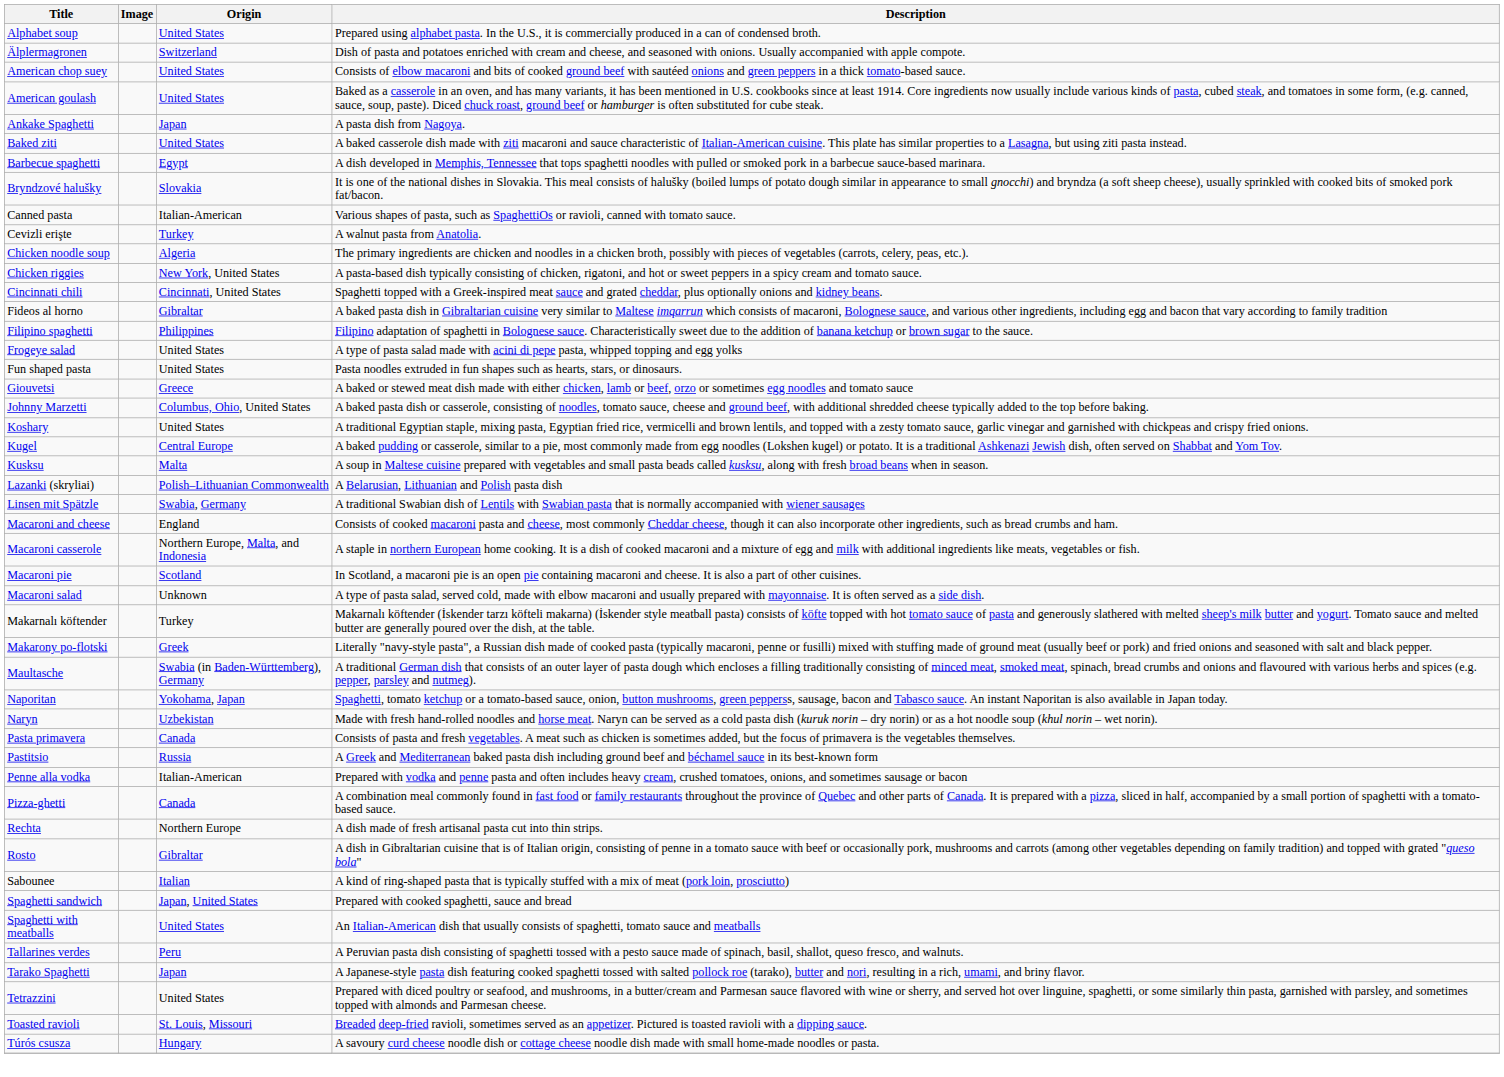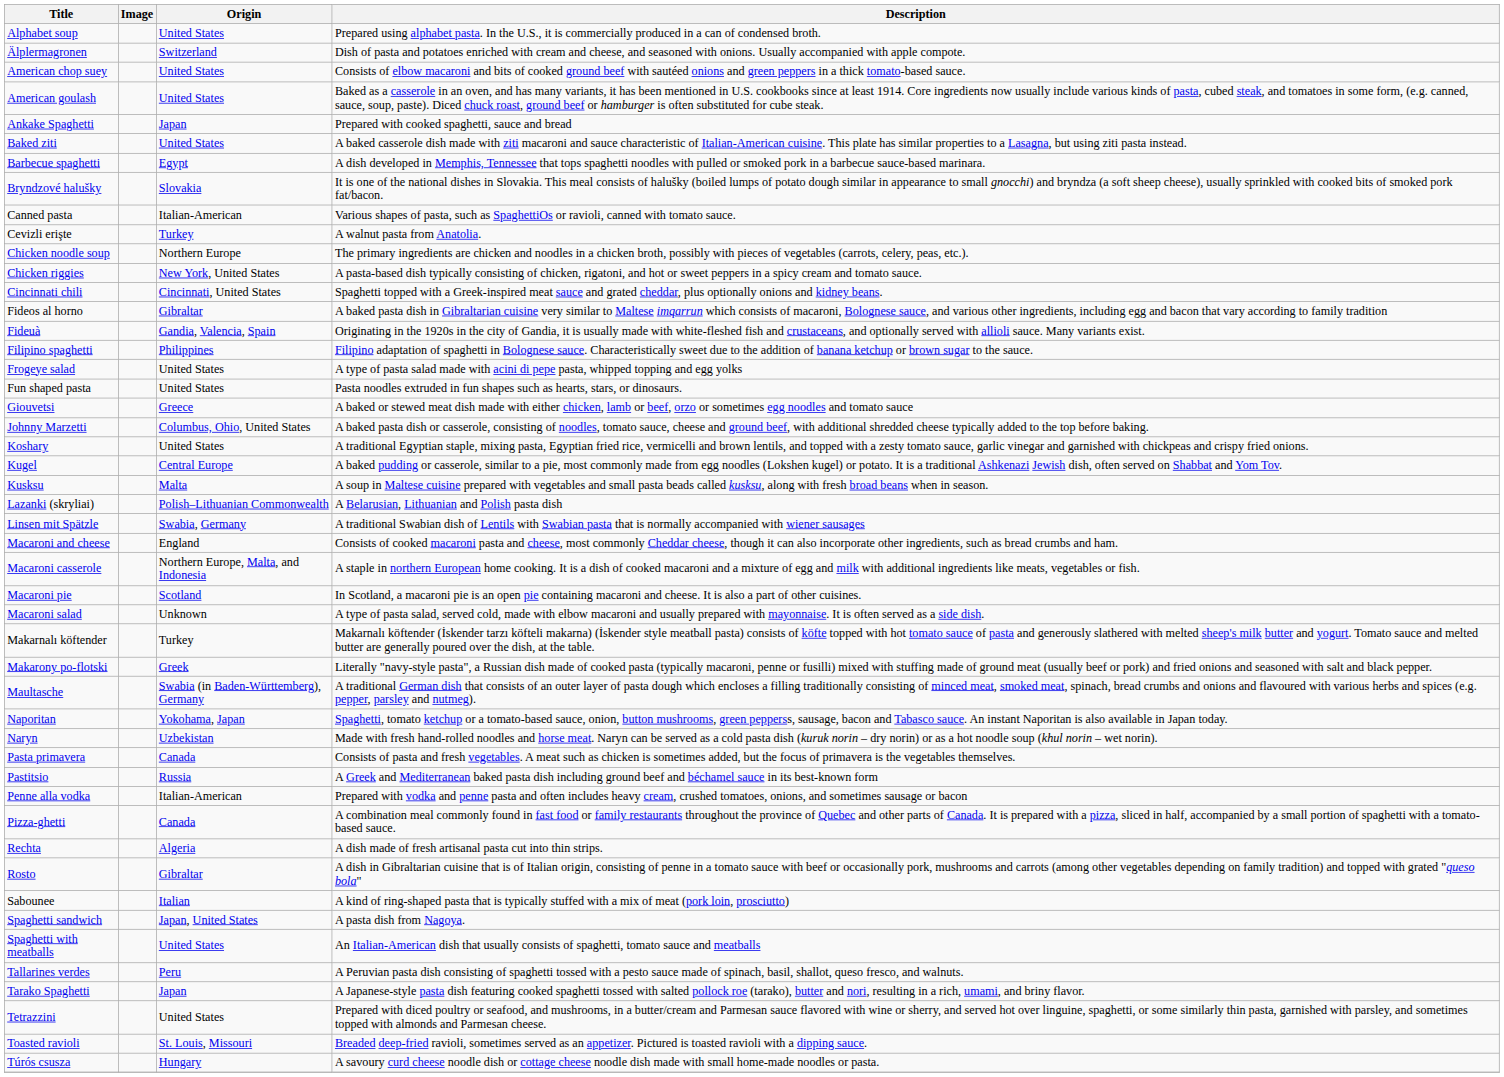(400, 124) A pasta dish from Nagoya. -> (453, 124) Prepared with cooked spaghetti, sauce and bread
(177, 253) Algeria -> (200, 253) Northern Europe
+ row: (24, 330)
(200, 829) Northern Europe -> (177, 848) Algeria
(453, 900) Prepared with cooked spaghetti, sauce and bread -> (400, 919) A pasta dish from Nagoya.
